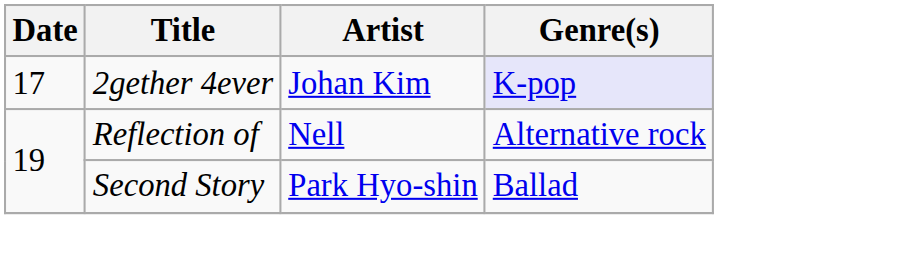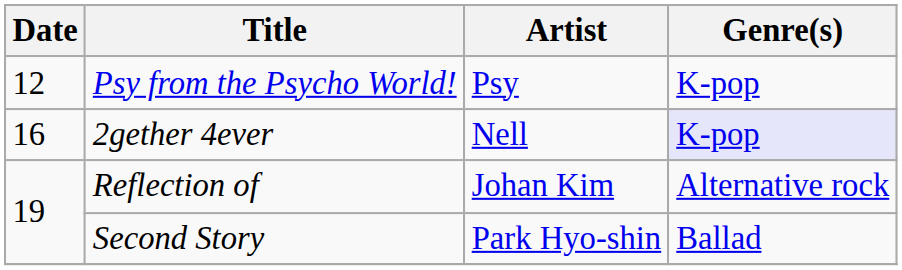+ row: (275, 82)
(29, 82) 17 -> (29, 133) 16
(359, 82) Johan Kim -> (500, 133) Nell
(316, 133) Nell -> (543, 185) Johan Kim
